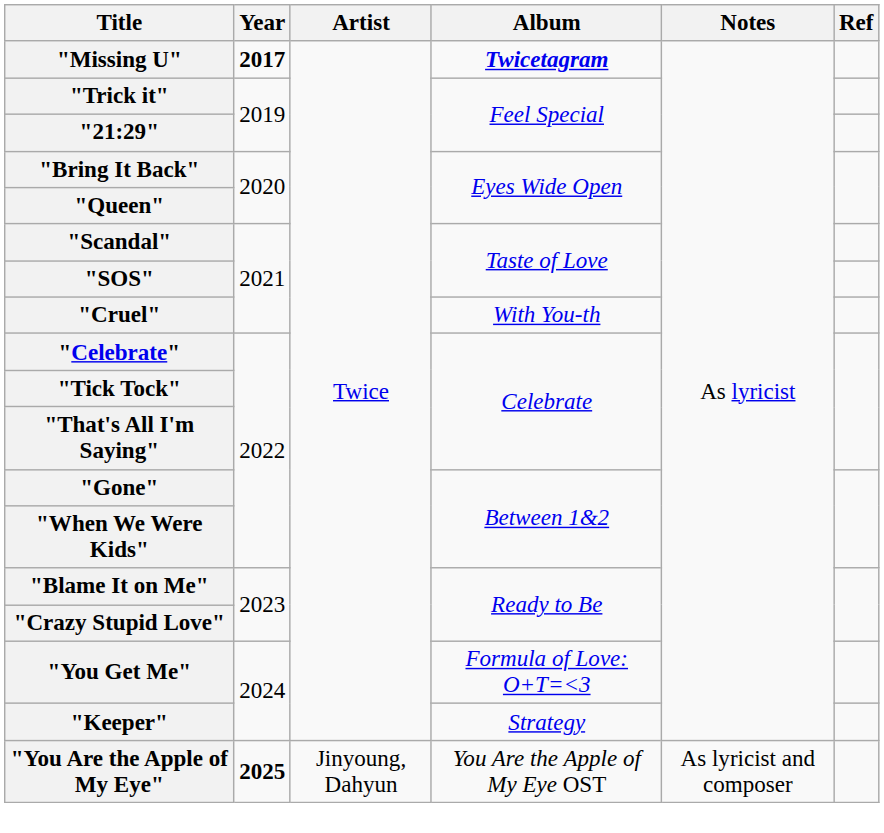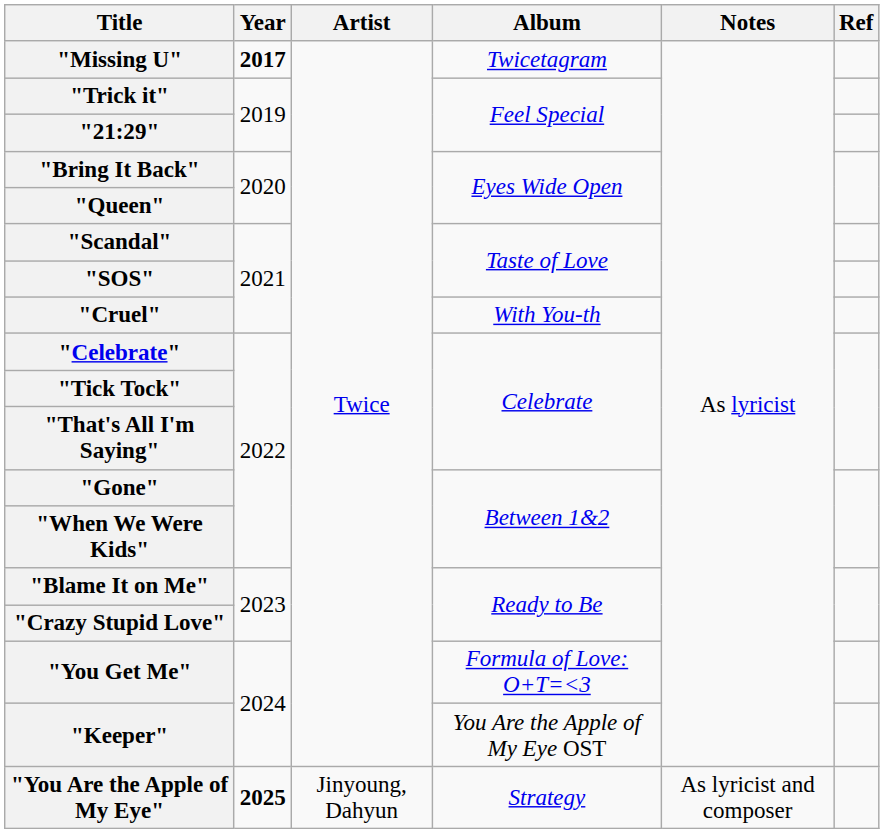(547, 59) bold -> (547, 59) normal
(547, 721) Strategy -> (547, 734) You Are the Apple of My Eye OST
(547, 771) You Are the Apple of My Eye OST -> (547, 797) Strategy
